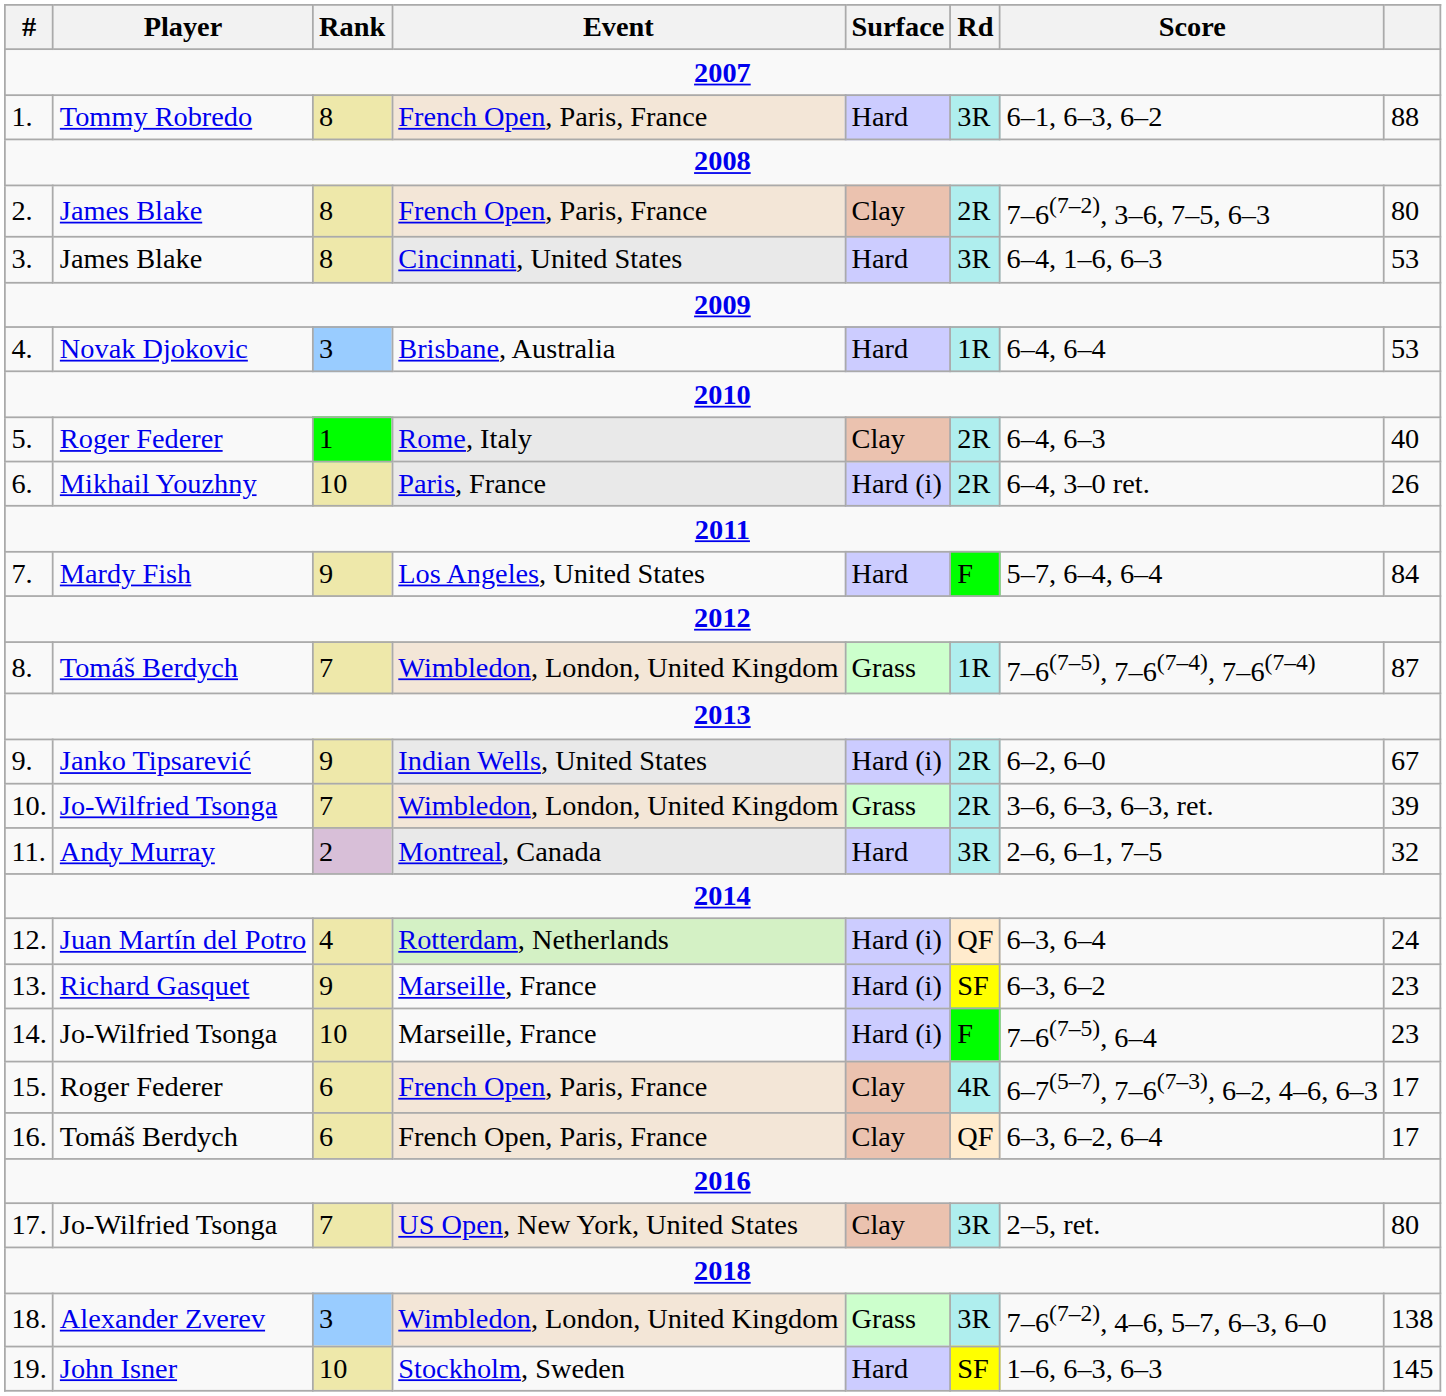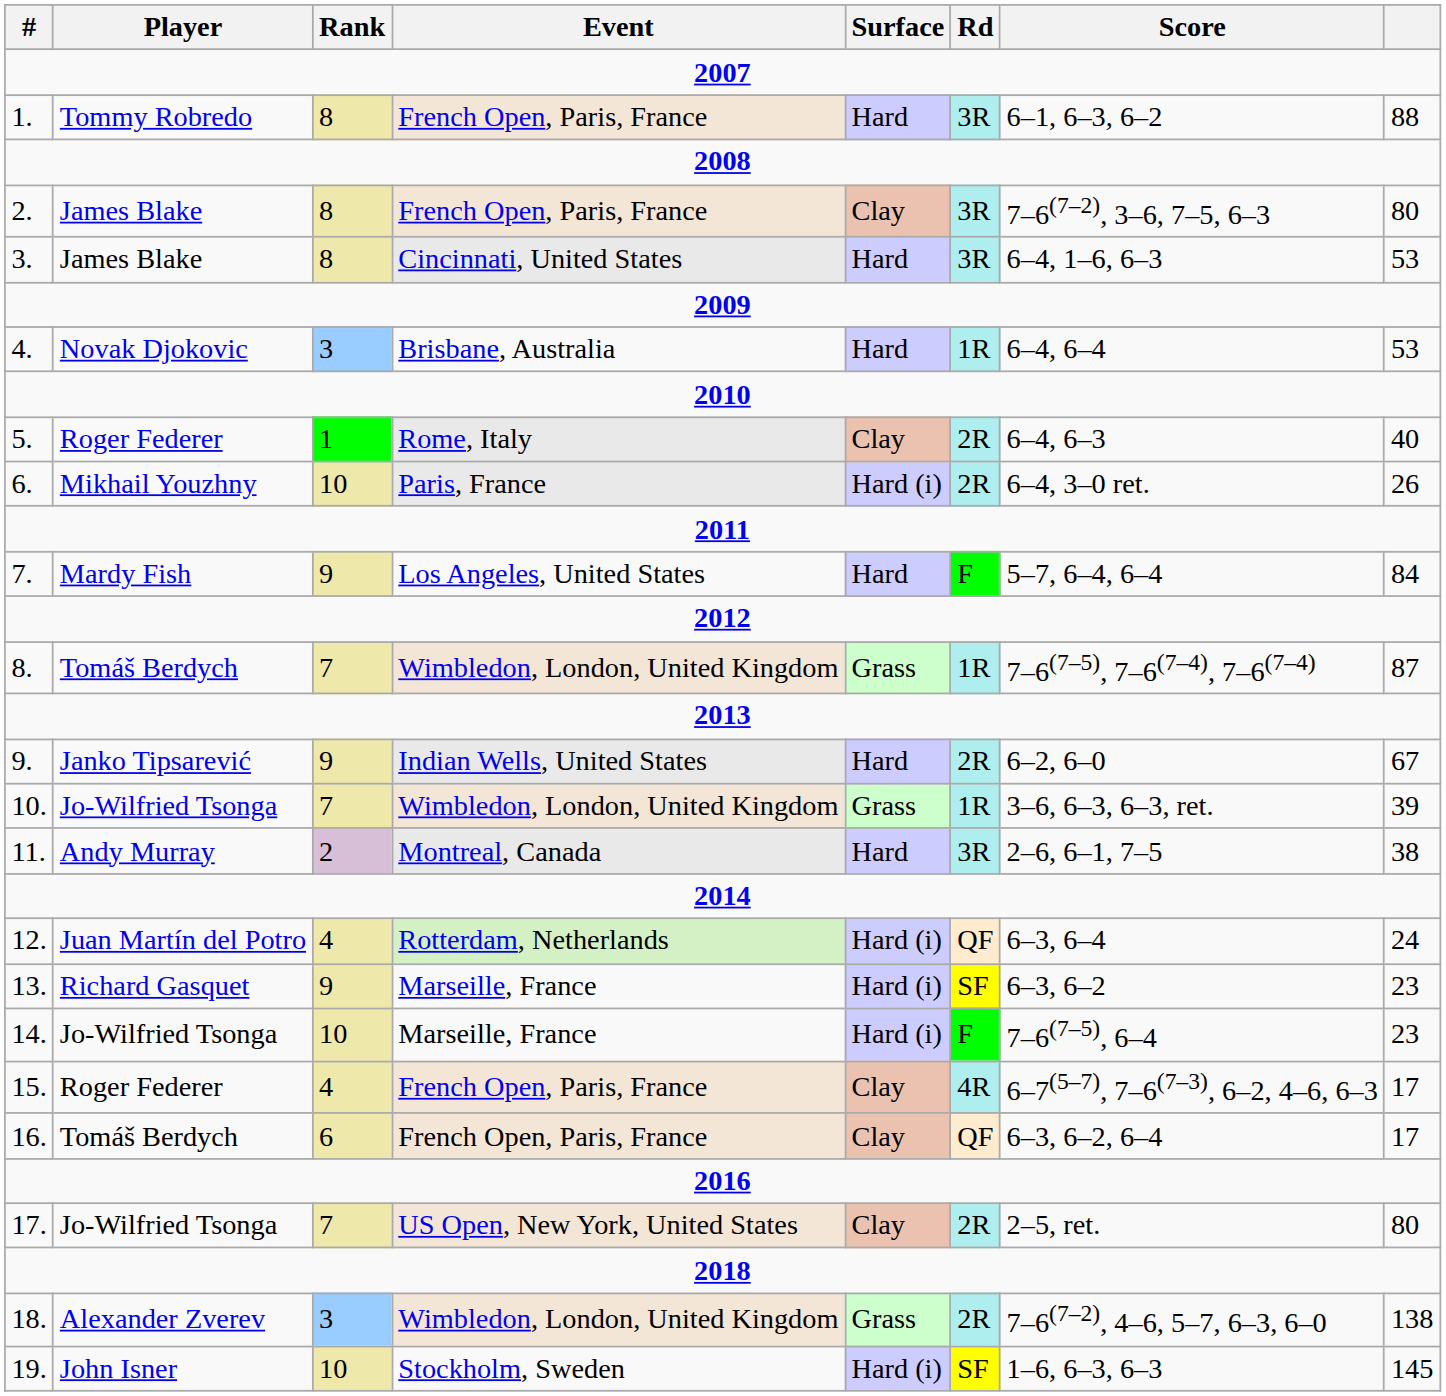(974, 210) 2R -> (974, 210) 3R
(897, 760) Hard (i) -> (880, 760) Hard
(974, 805) 2R -> (974, 805) 1R
(1405, 850) 32 -> (1405, 850) 38
(326, 1086) 6 -> (326, 1086) 4
(974, 1225) 3R -> (974, 1225) 2R
(974, 1319) 3R -> (974, 1319) 2R
(880, 1367) Hard -> (897, 1367) Hard (i)
